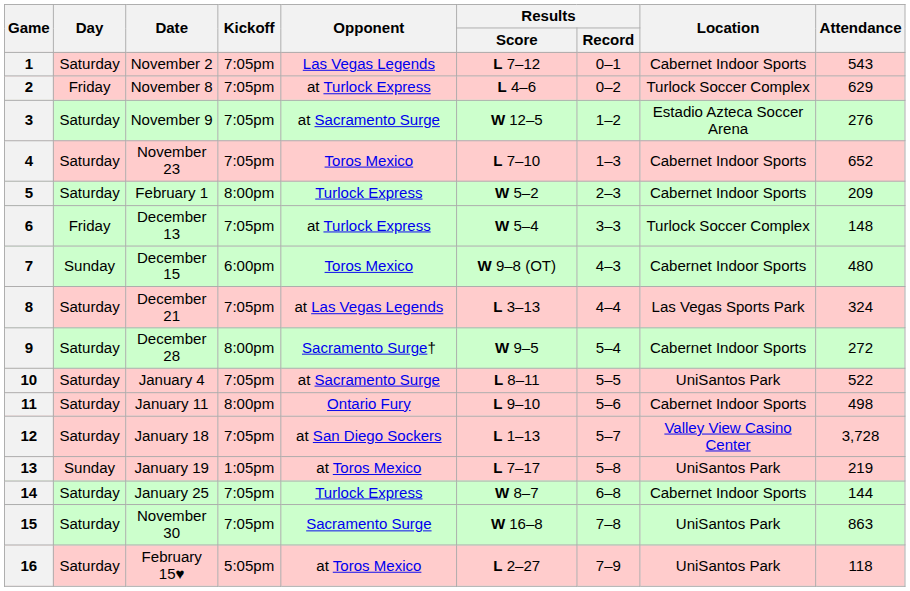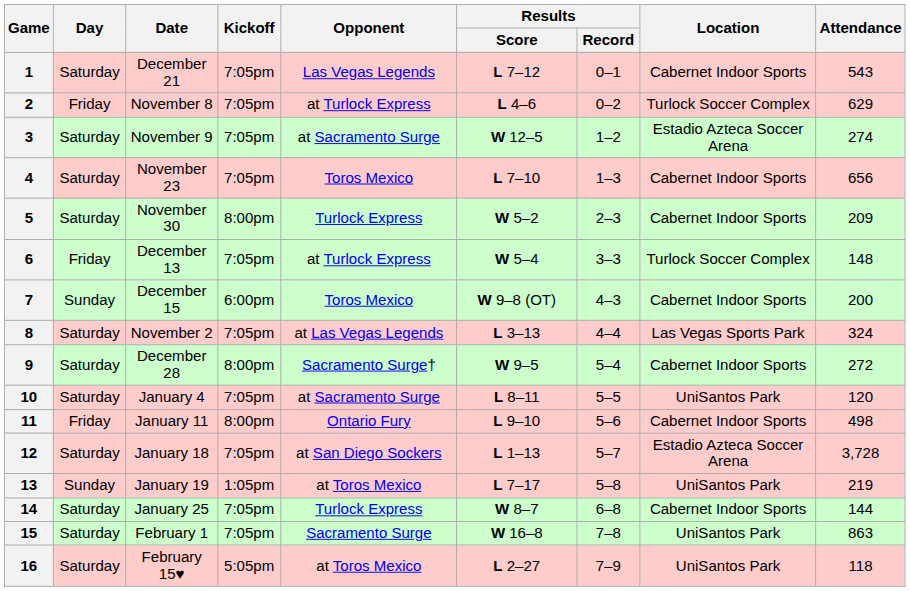(172, 64) November 2 -> (172, 72) December 21
(861, 120) 276 -> (861, 137) 274
(861, 161) 652 -> (861, 177) 656
(172, 193) February 1 -> (172, 218) November 30
(861, 266) 480 -> (861, 300) 200
(172, 307) December 21 -> (172, 332) November 2
(861, 380) 522 -> (861, 397) 120
(90, 404) Saturday -> (90, 421) Friday
(728, 436) Valley View Casino Center -> (728, 453) Estadio Azteca Soccer Arena
(172, 524) November 30 -> (172, 533) February 1
